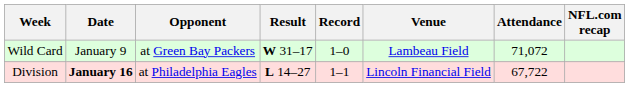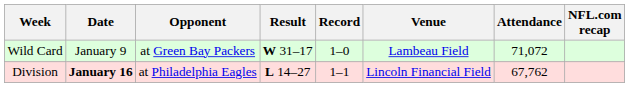(529, 72) 67,722 -> (529, 72) 67,762
